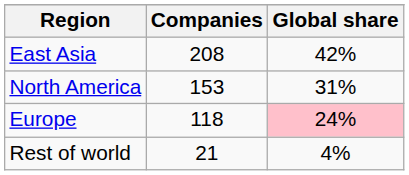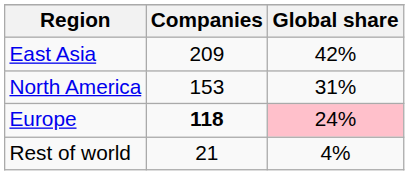(207, 53) 208 -> (207, 53) 209
(207, 119) normal -> (207, 119) bold
